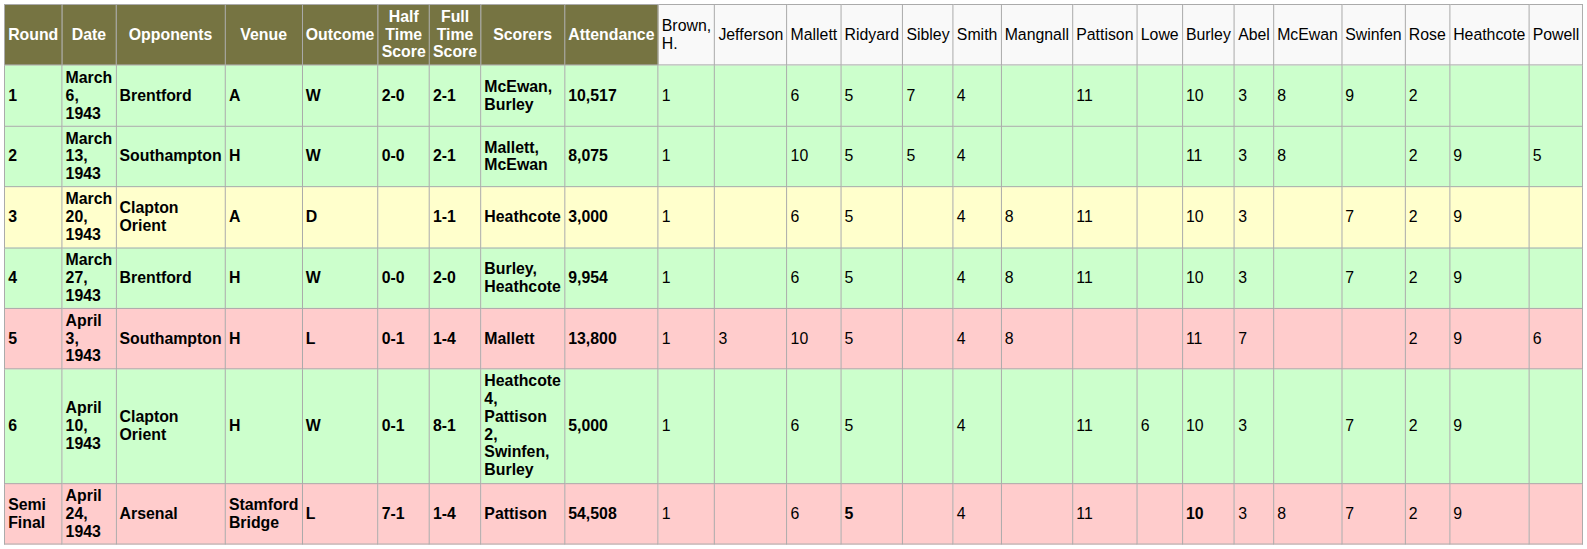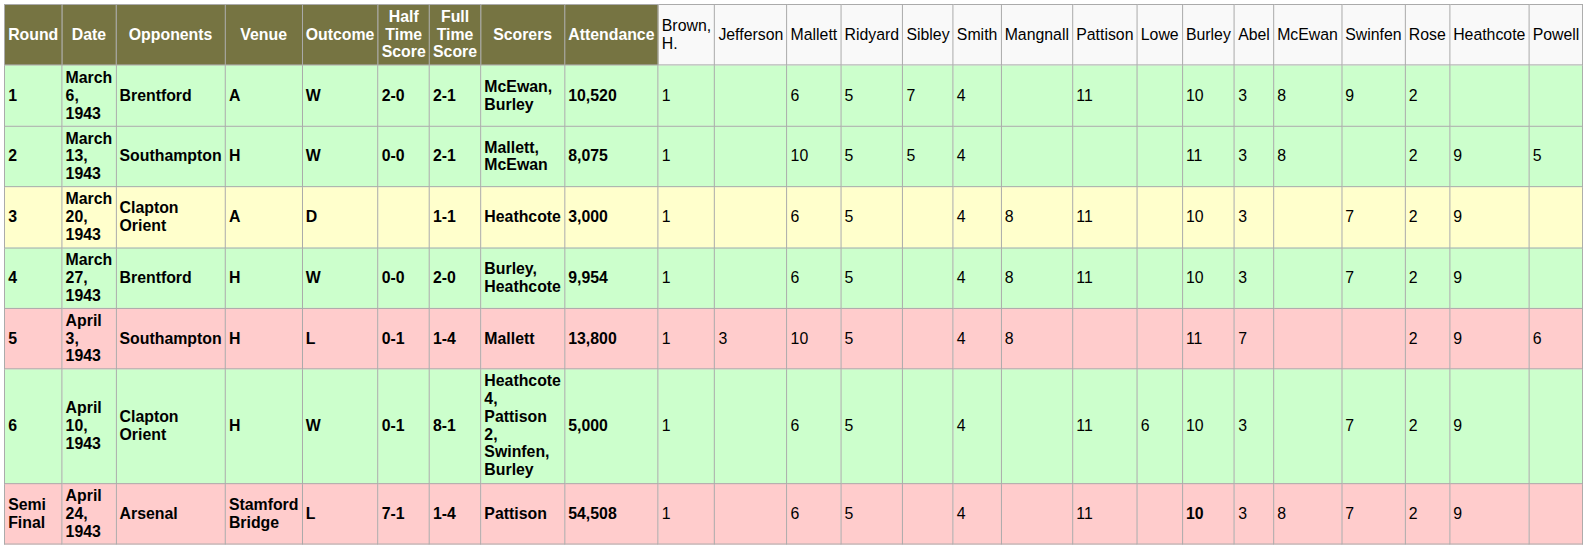(592, 95) 10,517 -> (592, 95) 10,520
(849, 513) bold -> (849, 513) normal
